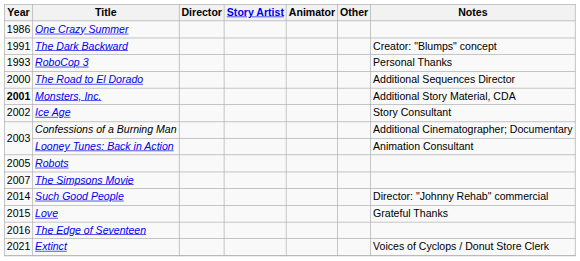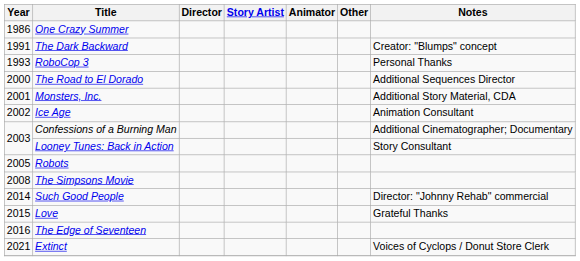(19, 96) bold -> (19, 96) normal
(412, 113) Story Consultant -> (423, 113) Animation Consultant
(423, 146) Animation Consultant -> (412, 146) Story Consultant
(19, 180) 2007 -> (19, 180) 2008
